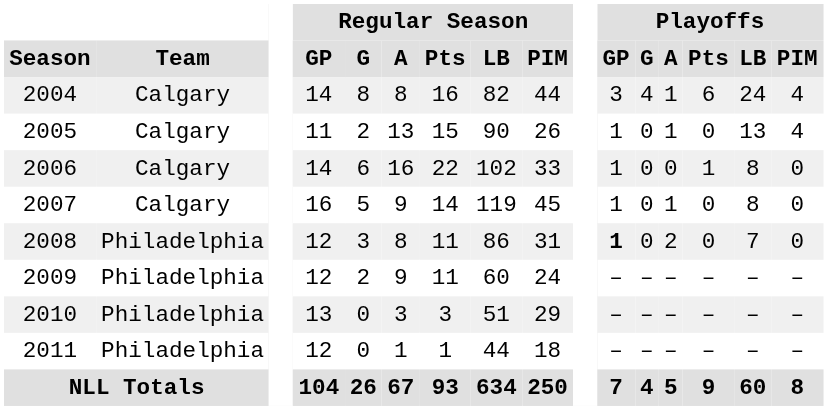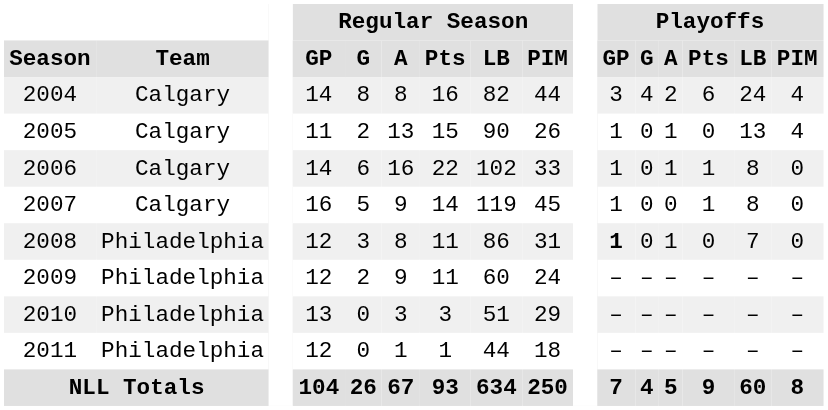(671, 95) 1 -> (671, 95) 2
(671, 168) 0 -> (671, 168) 1
(671, 205) 1 -> (671, 205) 0
(708, 205) 0 -> (708, 205) 1
(671, 242) 2 -> (671, 242) 1
